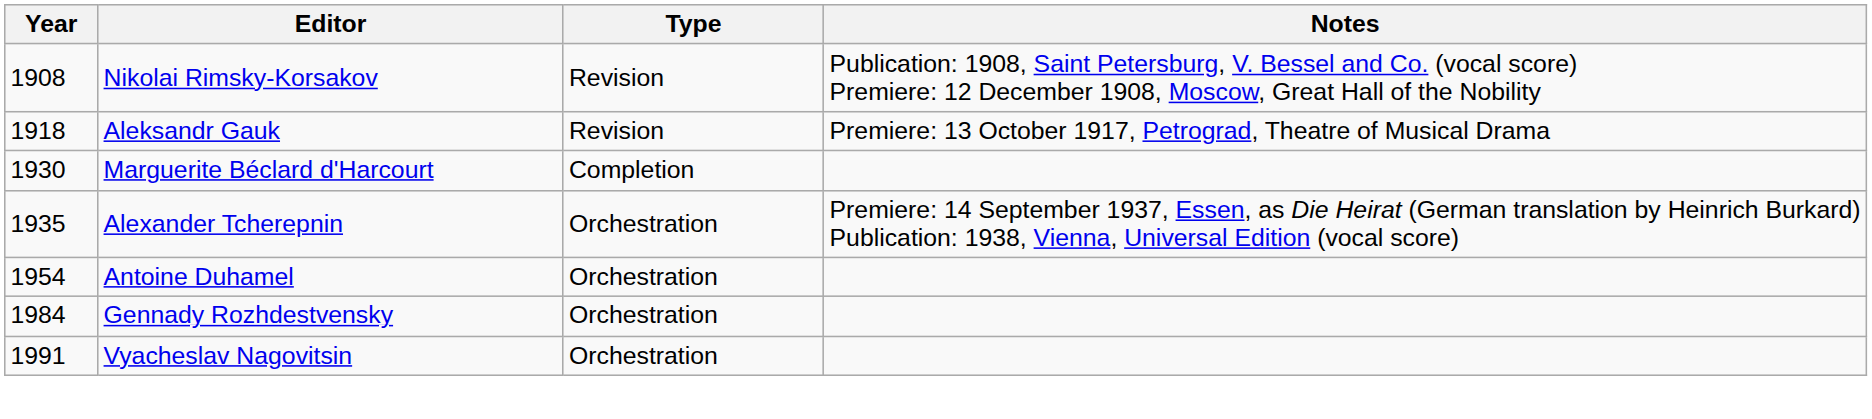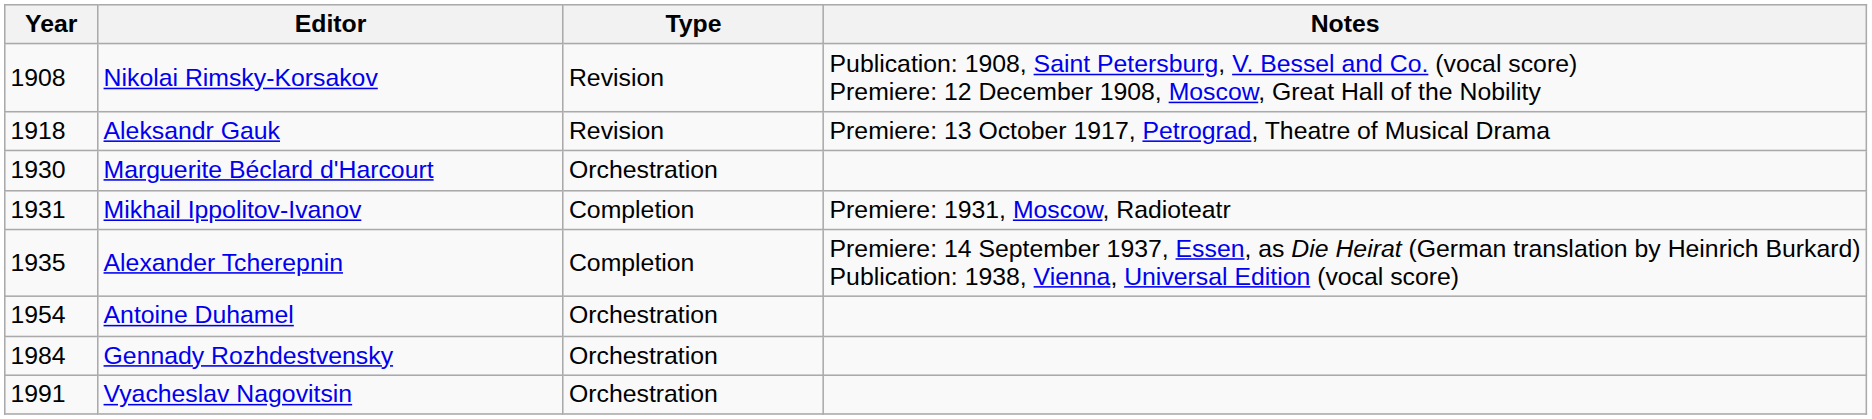(632, 170) Completion -> (643, 170) Orchestration
+ row: (232, 209)
(643, 223) Orchestration -> (632, 262) Completion
